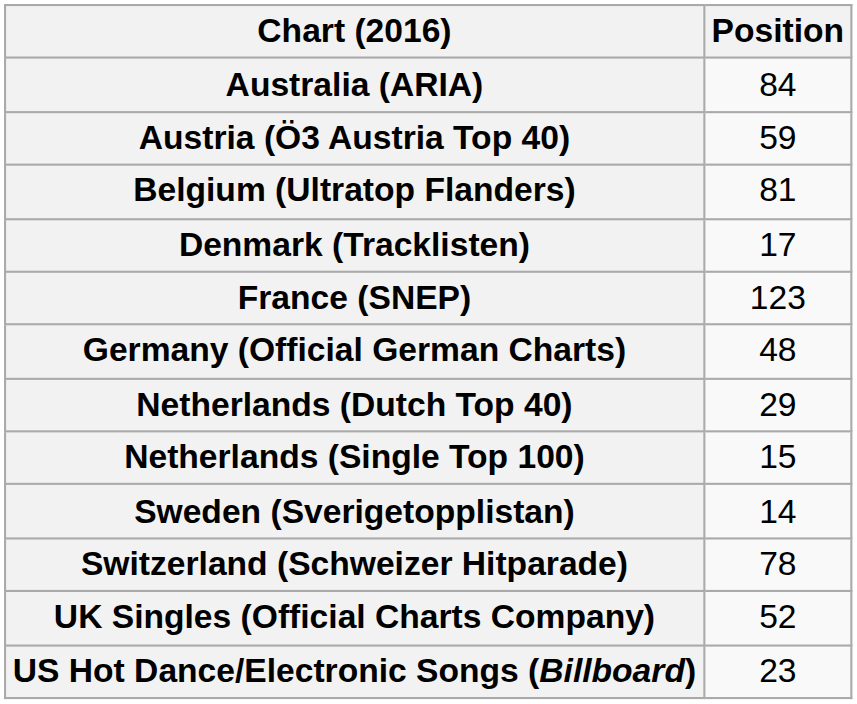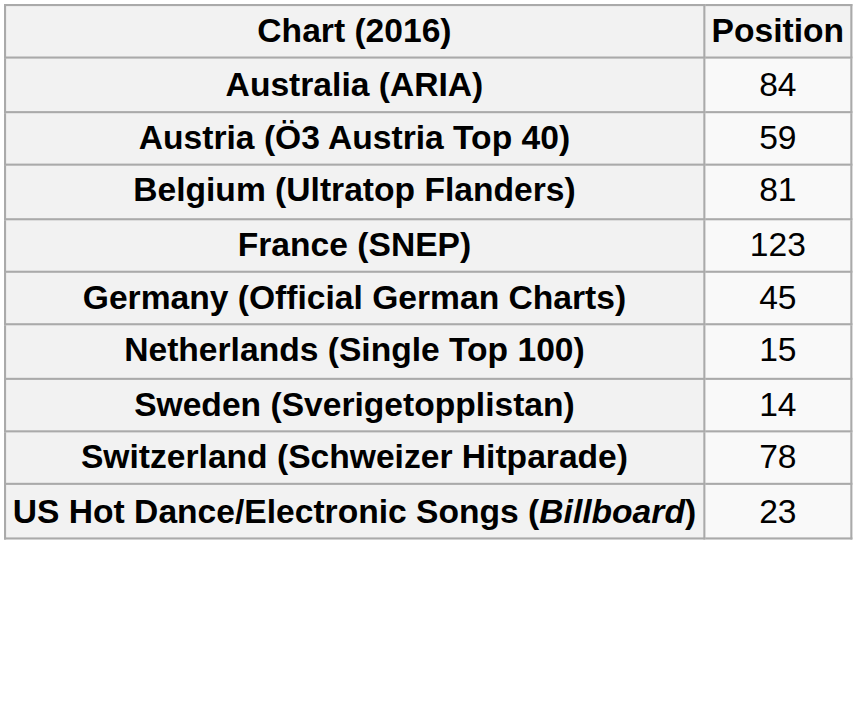- row: (354, 244)
(778, 350) 48 -> (778, 297) 45
- row: (354, 404)
- row: (354, 617)
